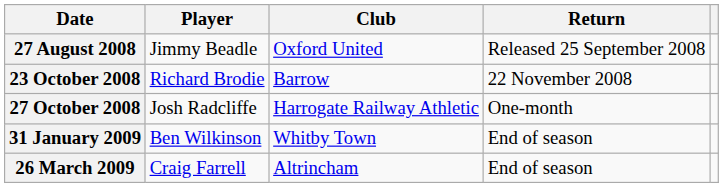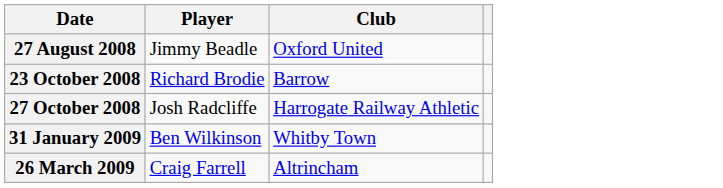- column: (597, 19)
